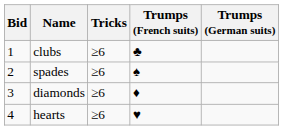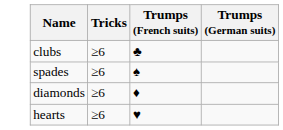- column: (17, 22)
